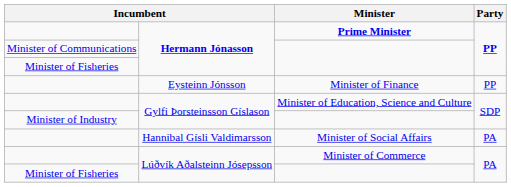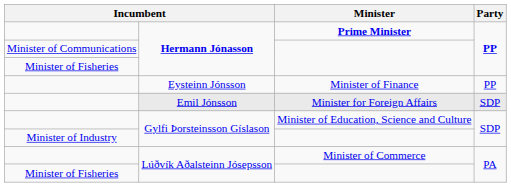+ row: (207, 102)
- row: (207, 137)
